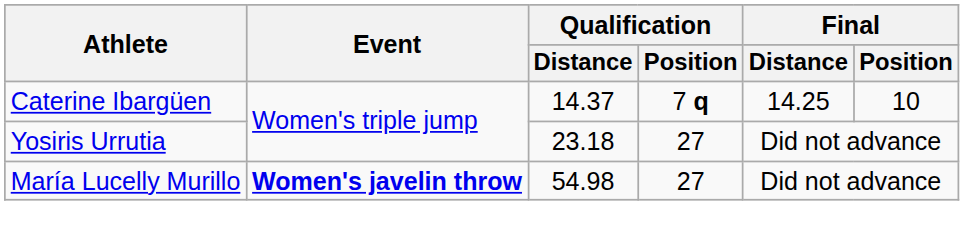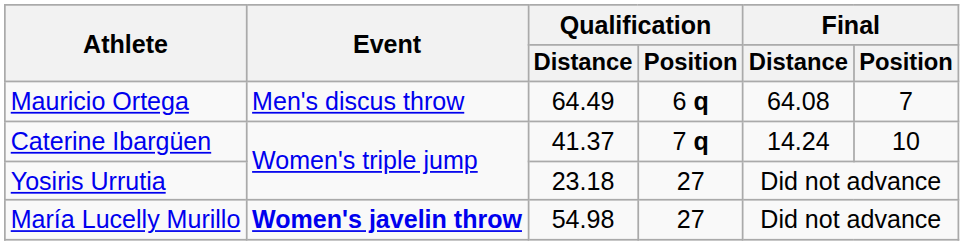+ row: (100, 102)
(583, 102) 14.37 -> (583, 142) 41.37
(798, 102) 14.25 -> (798, 142) 14.24
